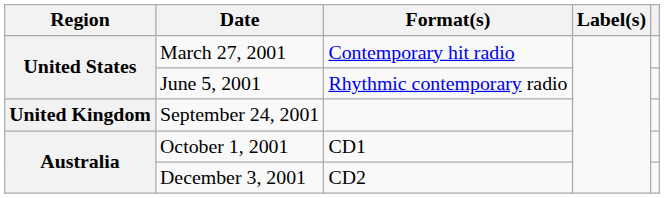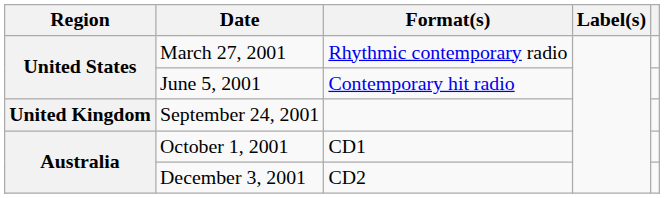(422, 51) Contemporary hit radio -> (448, 51) Rhythmic contemporary radio
(448, 83) Rhythmic contemporary radio -> (422, 83) Contemporary hit radio
